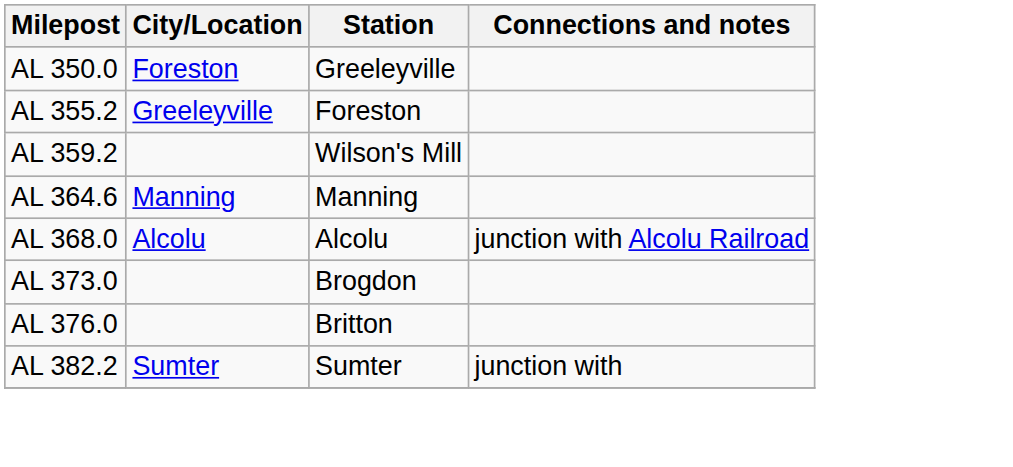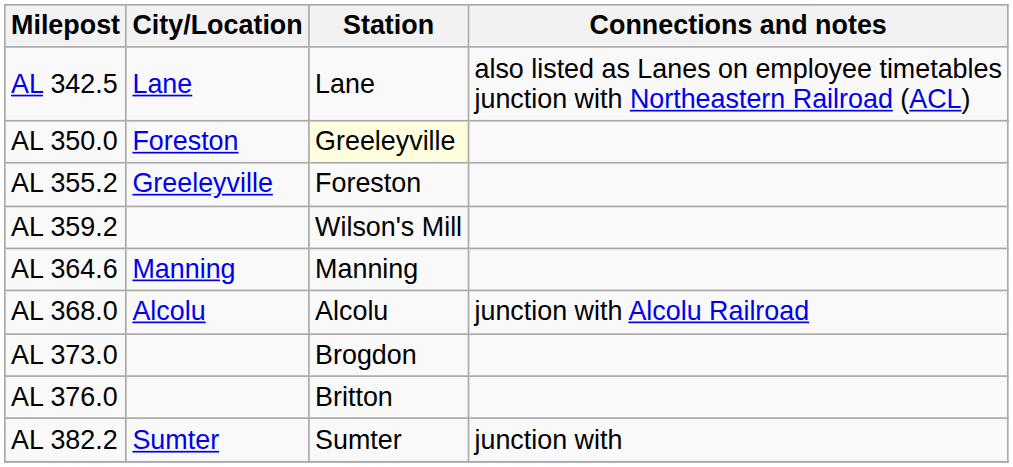+ row: (64, 83)
(385, 68) no background -> (385, 141) lightyellow background
